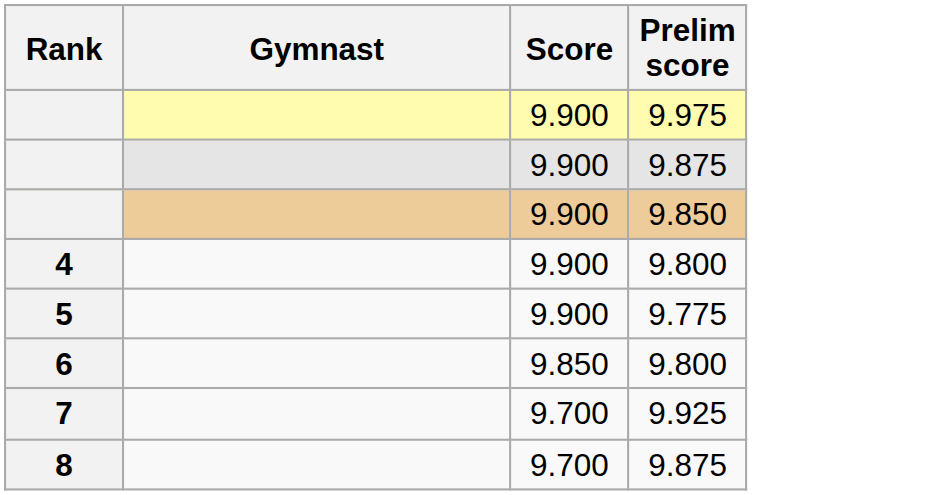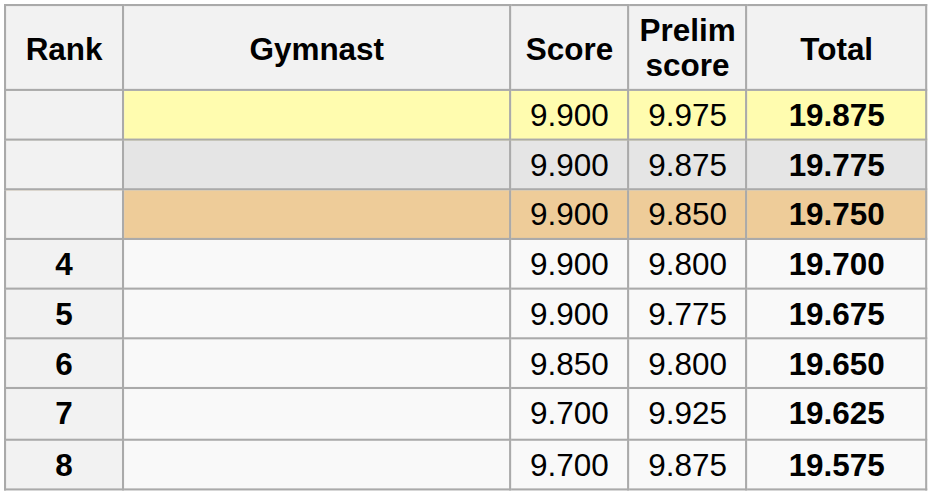+ column: (837, 48)
